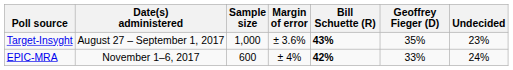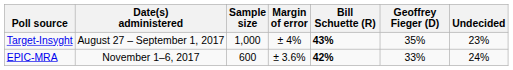(289, 40) ± 3.6% -> (289, 40) ± 4%
(289, 57) ± 4% -> (289, 57) ± 3.6%
